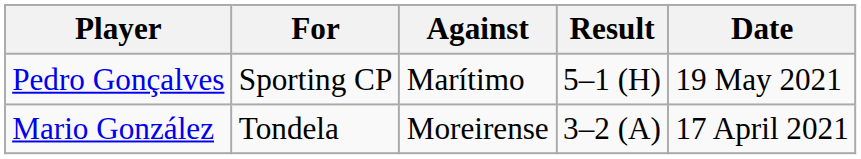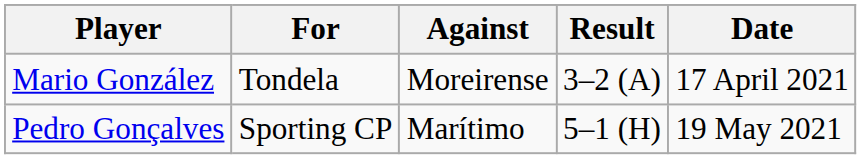rows swapped: (113, 128) <-> (118, 78)
